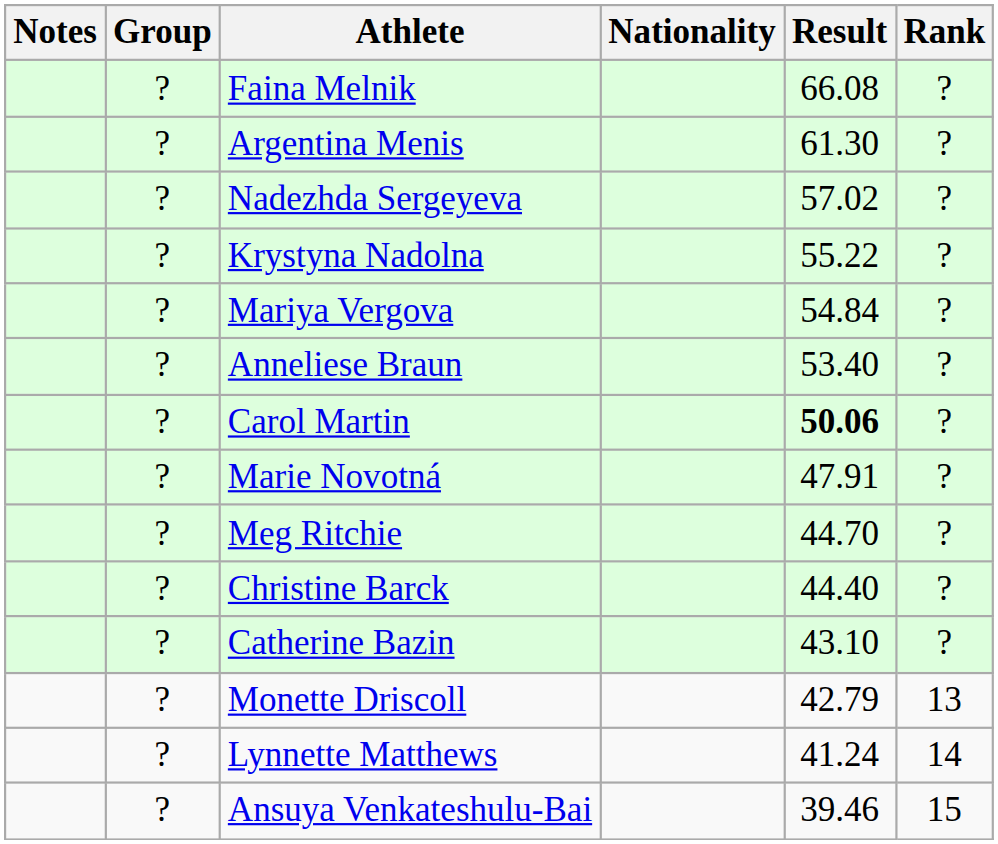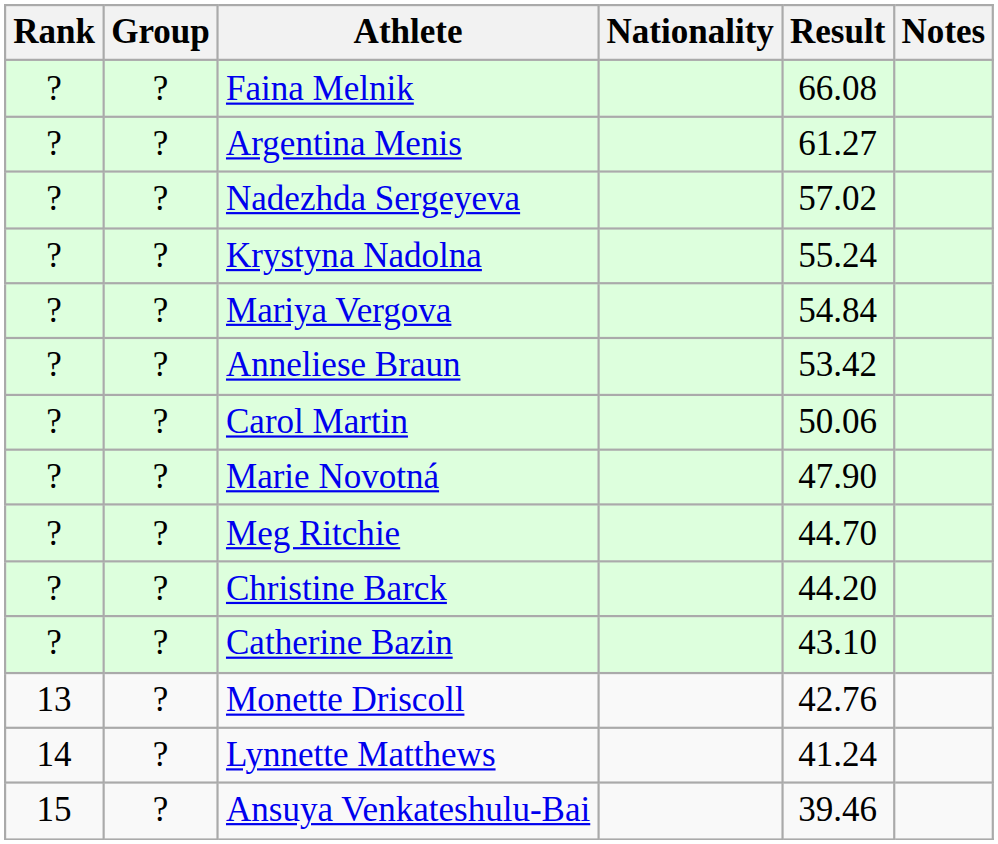columns swapped: (944, 32) <-> (55, 32)
(840, 143) 61.30 -> (838, 143) 61.27
(840, 254) 55.22 -> (838, 254) 55.24
(840, 365) 53.40 -> (838, 365) 53.42
(840, 421) bold -> (838, 421) normal
(840, 476) 47.91 -> (838, 476) 47.90
(840, 587) 44.40 -> (838, 587) 44.20
(840, 699) 42.79 -> (838, 699) 42.76
